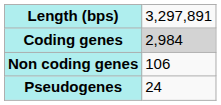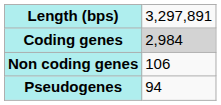(154, 87) 24 -> (154, 87) 94
